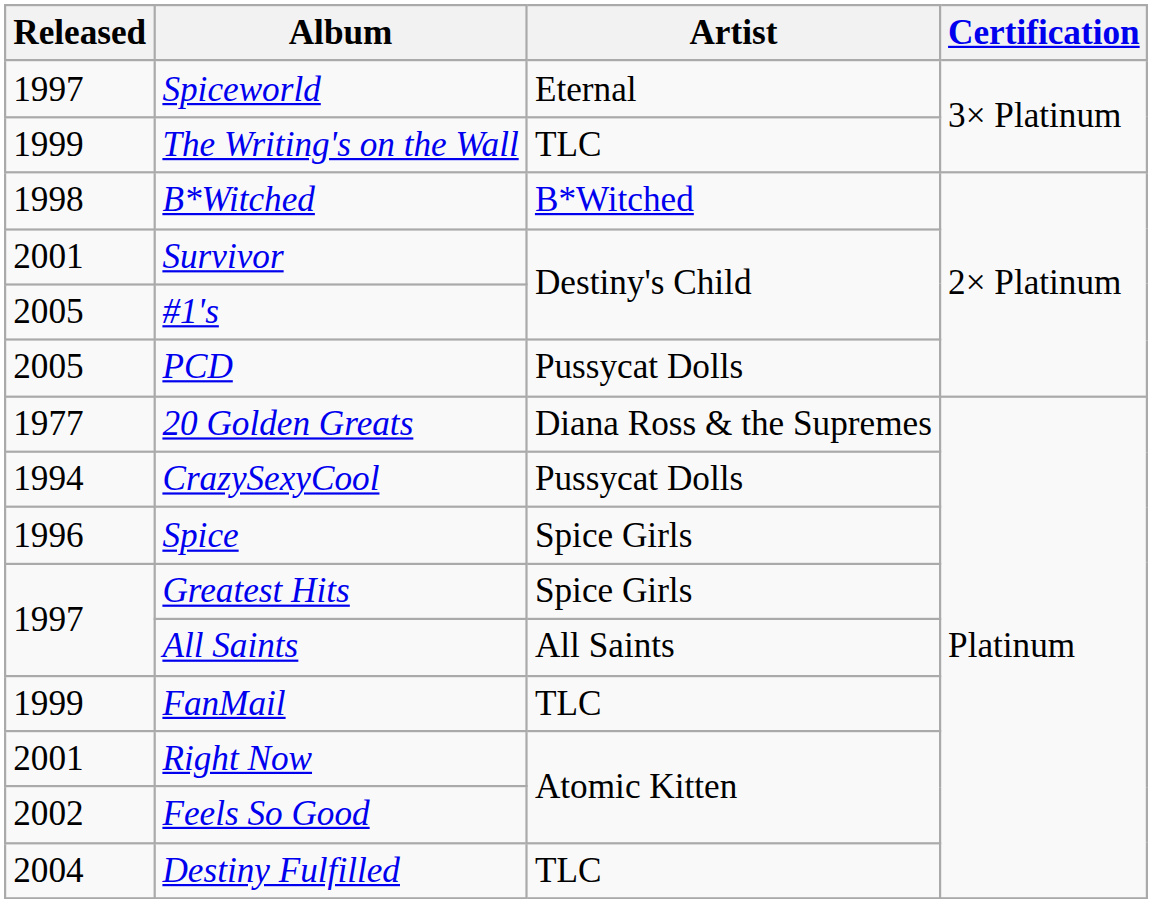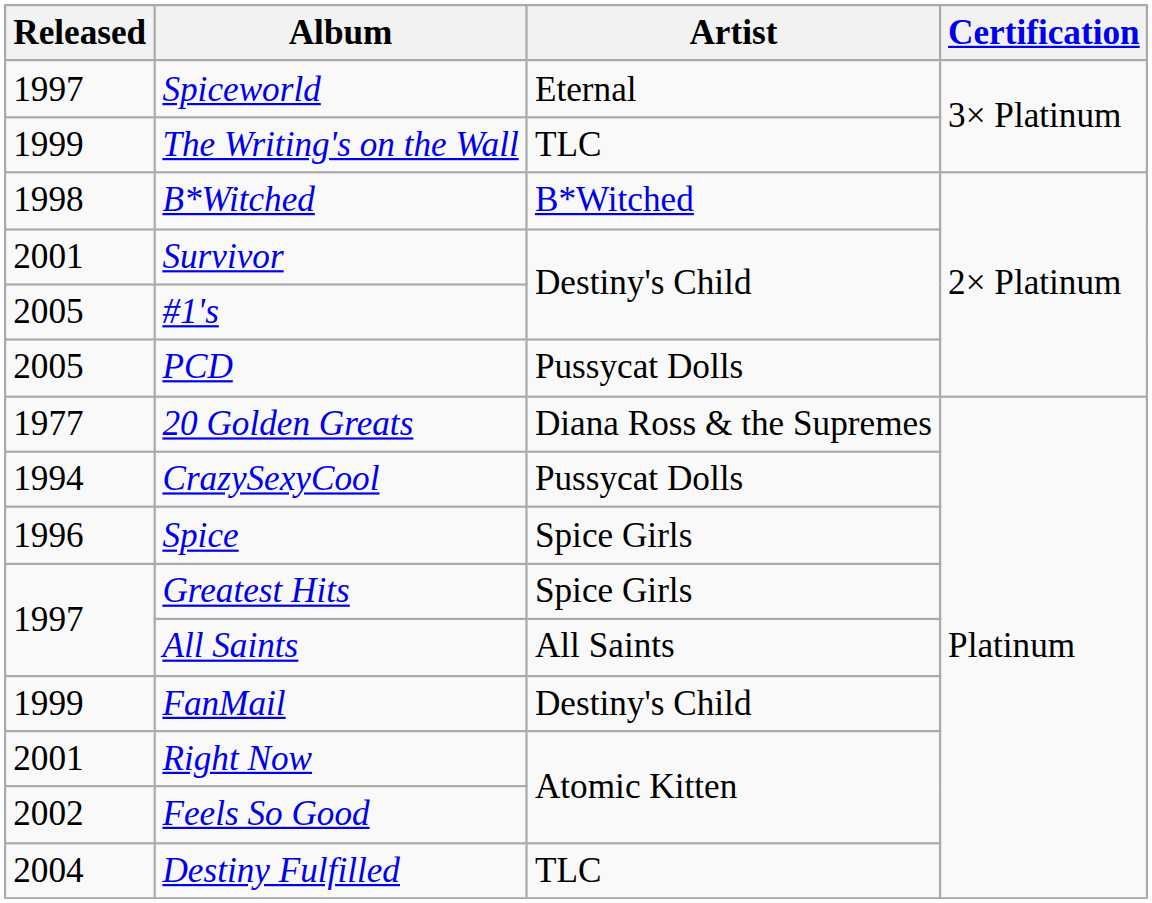(568, 702) TLC -> (643, 702) Destiny's Child
